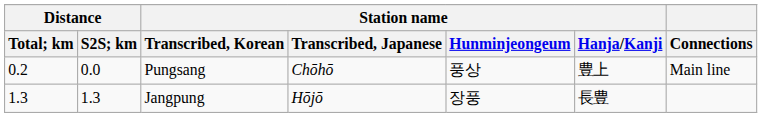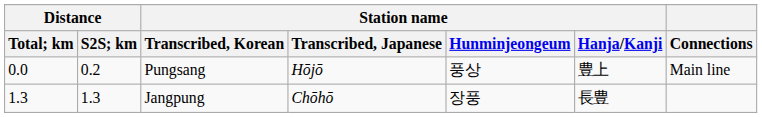(18, 70) 0.2 -> (18, 70) 0.0
(91, 70) 0.0 -> (91, 70) 0.2
(312, 70) Chōhō -> (307, 70) Hōjō
(307, 98) Hōjō -> (312, 98) Chōhō
